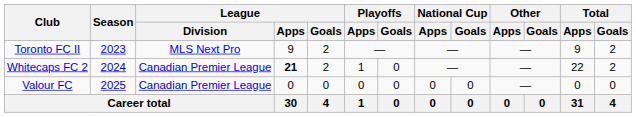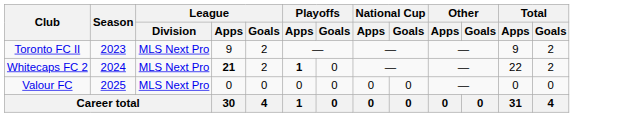(205, 67) Canadian Premier League -> (174, 67) MLS Next Pro
(361, 67) normal -> (299, 67) bold
(205, 85) Canadian Premier League -> (174, 85) MLS Next Pro
